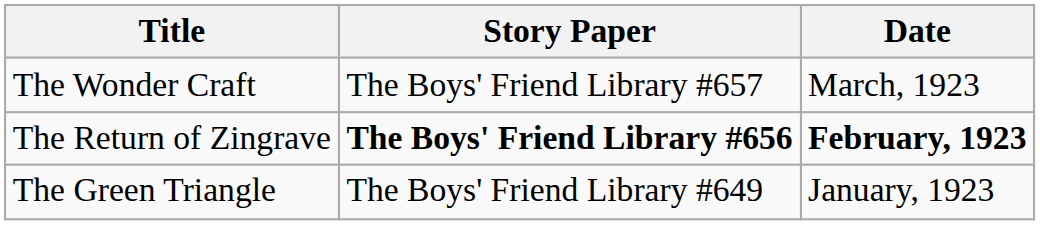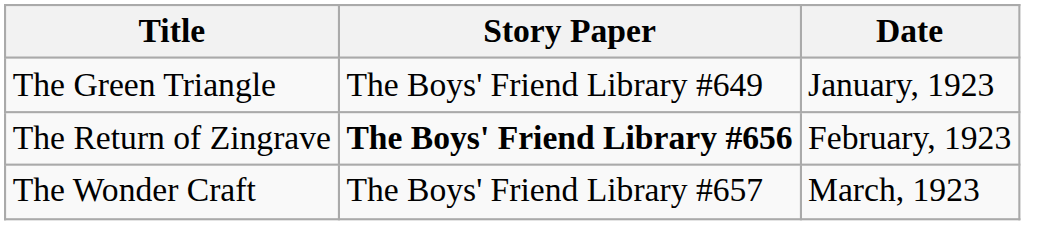rows swapped: (144, 191) <-> (134, 84)
(917, 137) bold -> (910, 137) normal
